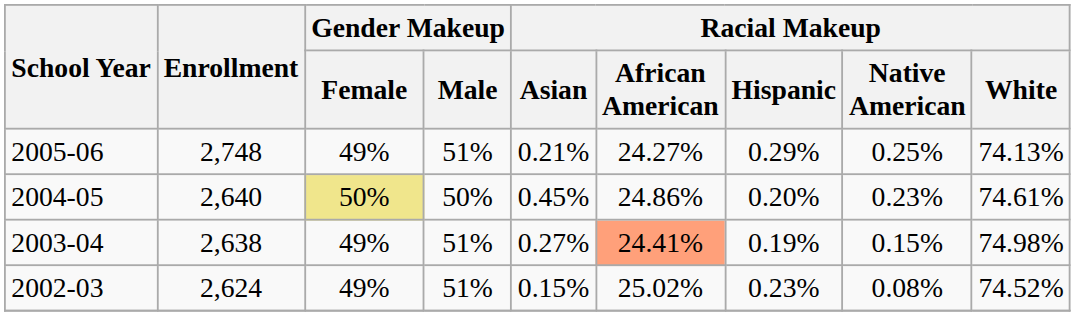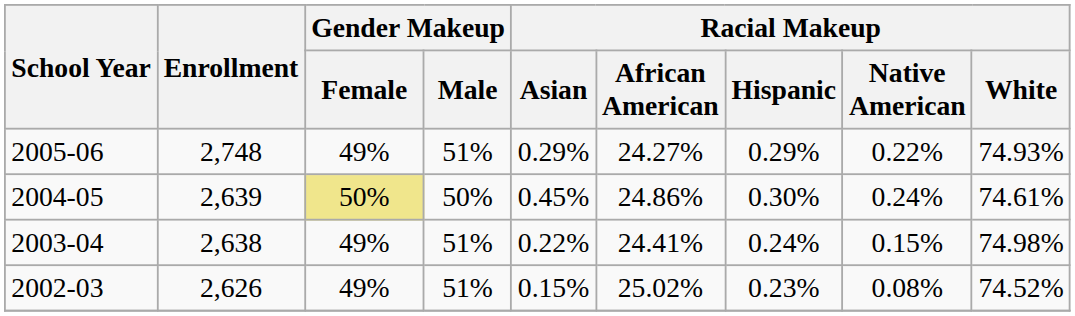(554, 151) 0.21% -> (554, 151) 0.29%
(907, 151) 0.25% -> (907, 151) 0.22%
(1021, 151) 74.13% -> (1021, 151) 74.93%
(231, 197) 2,640 -> (231, 197) 2,639
(784, 197) 0.20% -> (784, 197) 0.30%
(907, 197) 0.23% -> (907, 197) 0.24%
(554, 242) 0.27% -> (554, 242) 0.22%
(660, 242) lightsalmon background -> (660, 242) no background
(784, 242) 0.19% -> (784, 242) 0.24%
(231, 288) 2,624 -> (231, 288) 2,626
